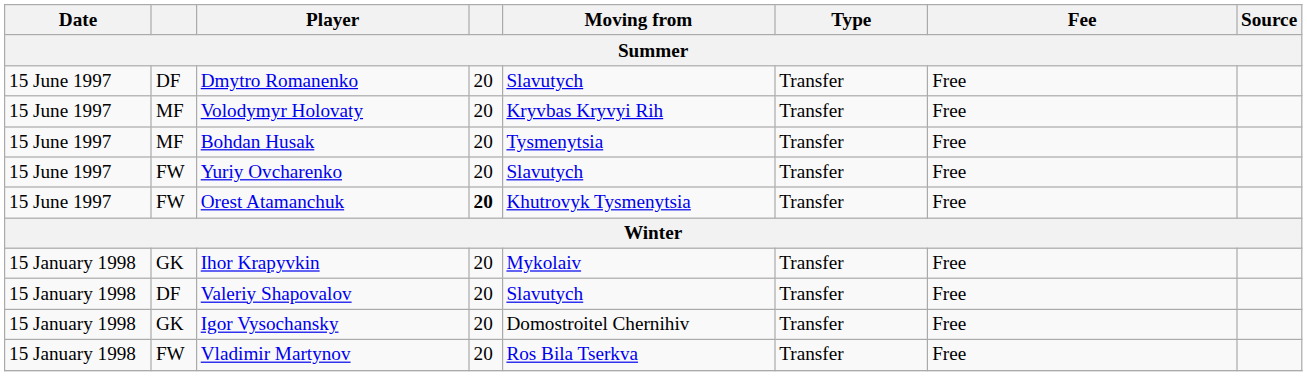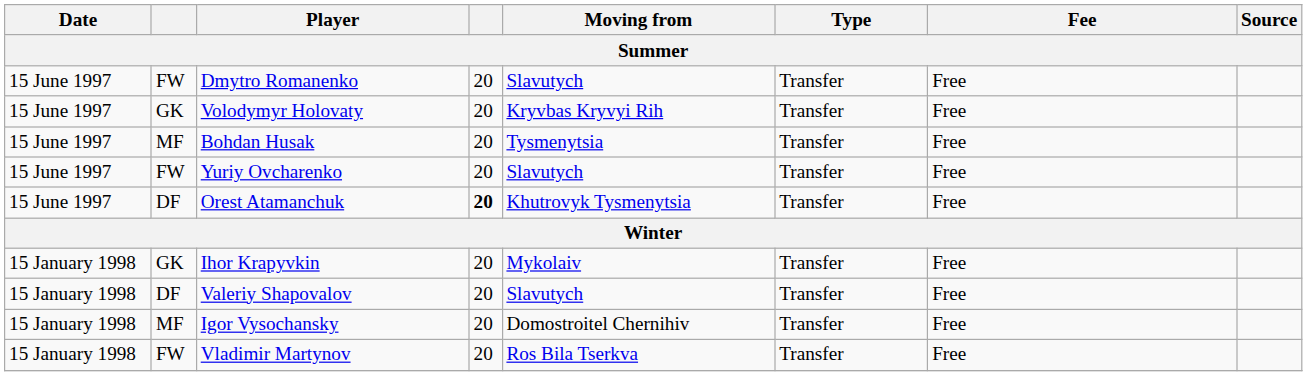(168, 80) DF -> (170, 80) FW
(170, 111) MF -> (170, 111) GK
(170, 202) FW -> (168, 202) DF
(170, 324) GK -> (170, 324) MF
